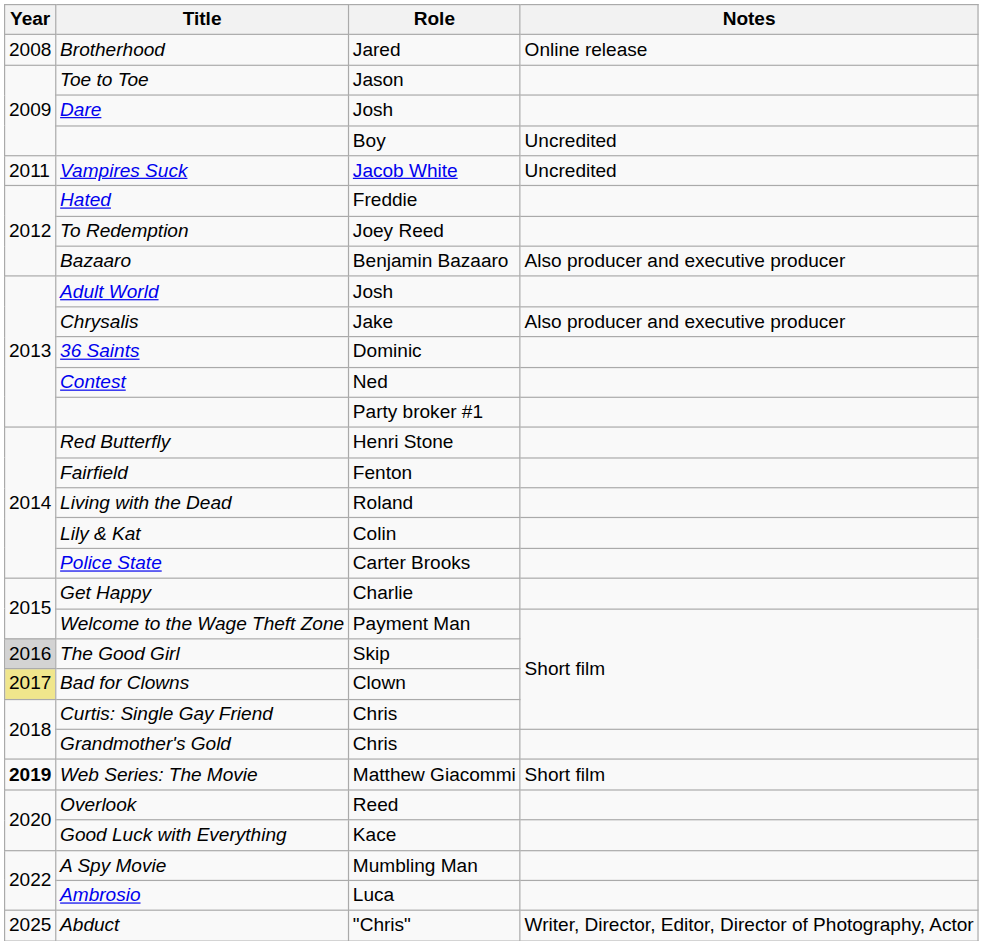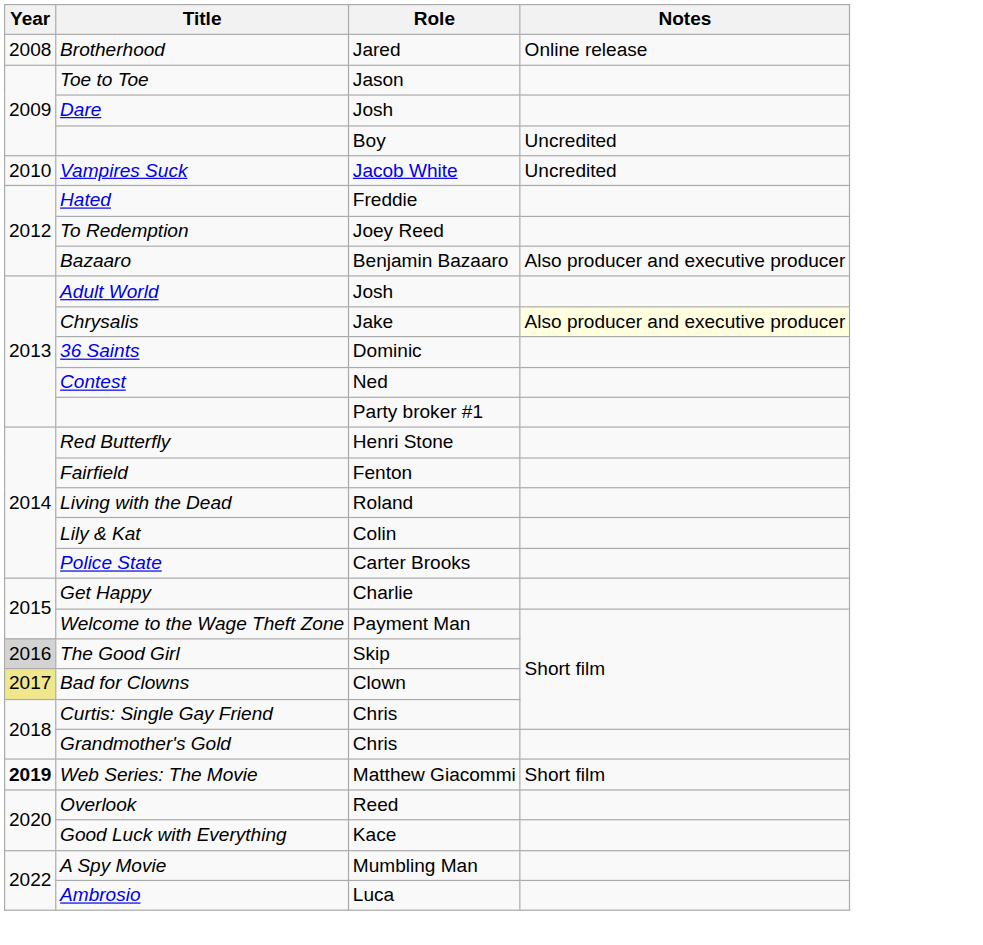(29, 170) 2011 -> (30, 170) 2010
(685, 321) no background -> (685, 321) lightyellow background
- row: (90, 925)
